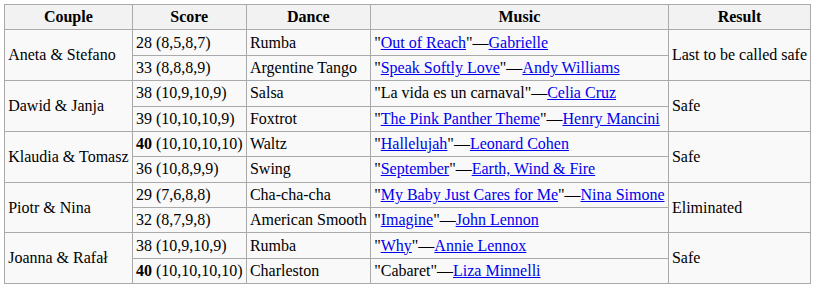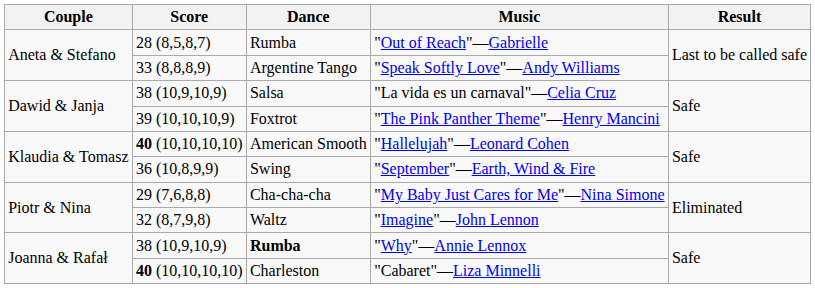(268, 144) Waltz -> (308, 144) American Smooth
(308, 220) American Smooth -> (268, 220) Waltz
(273, 245) normal -> (275, 245) bold
